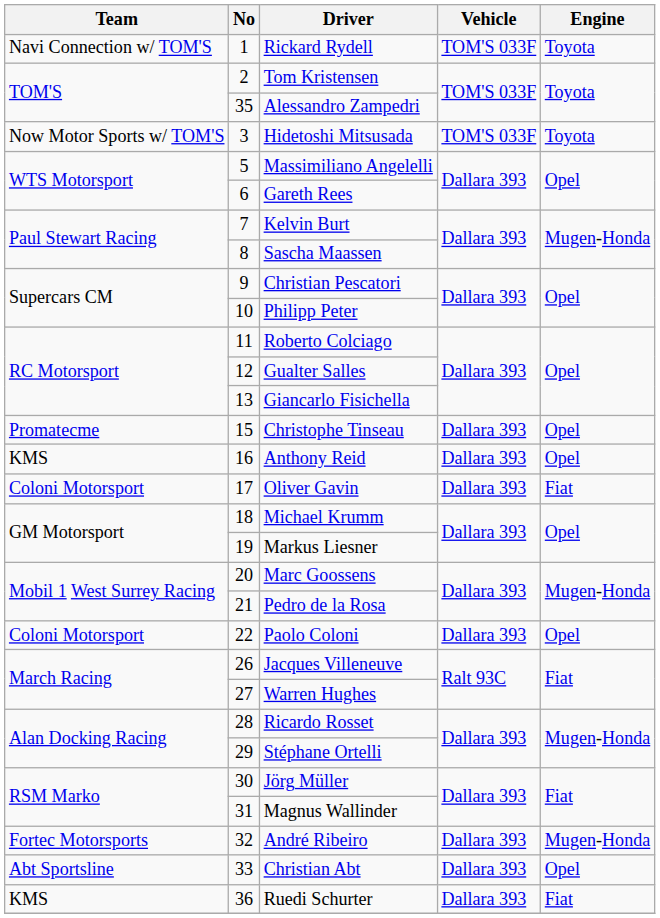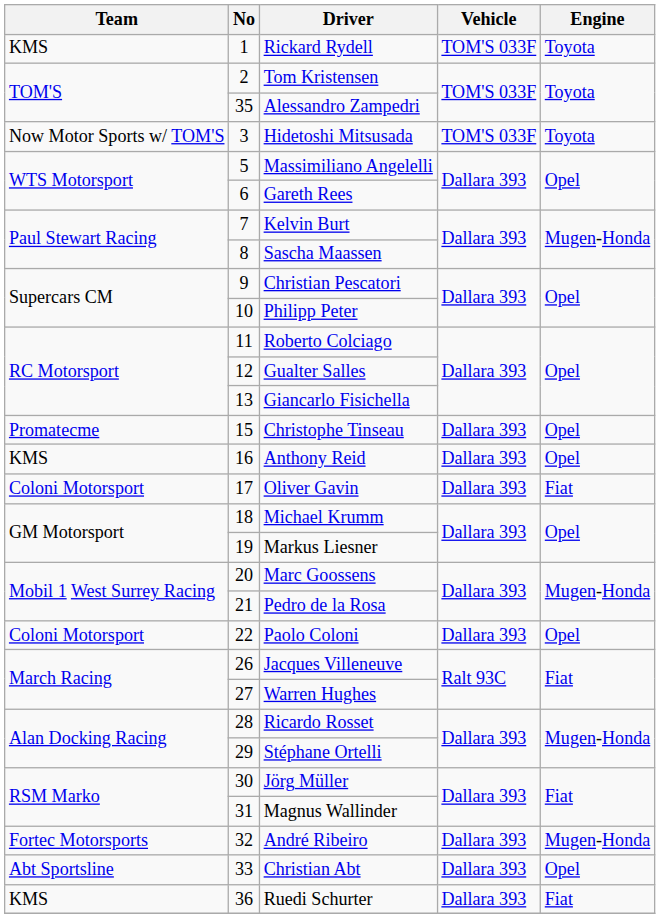(110, 48) Navi Connection w/ TOM'S -> (29, 48) KMS
